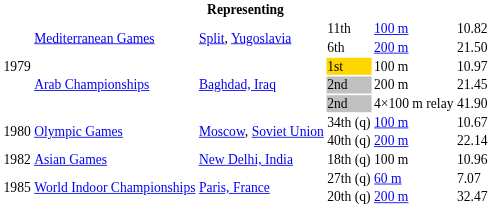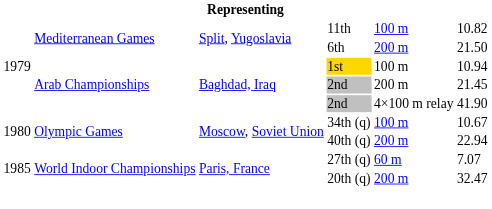(472, 66) 10.97 -> (472, 66) 10.94
(472, 141) 22.14 -> (472, 141) 22.94
- row: (71, 159)
